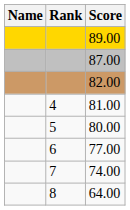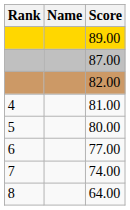columns swapped: (66, 15) <-> (25, 15)
